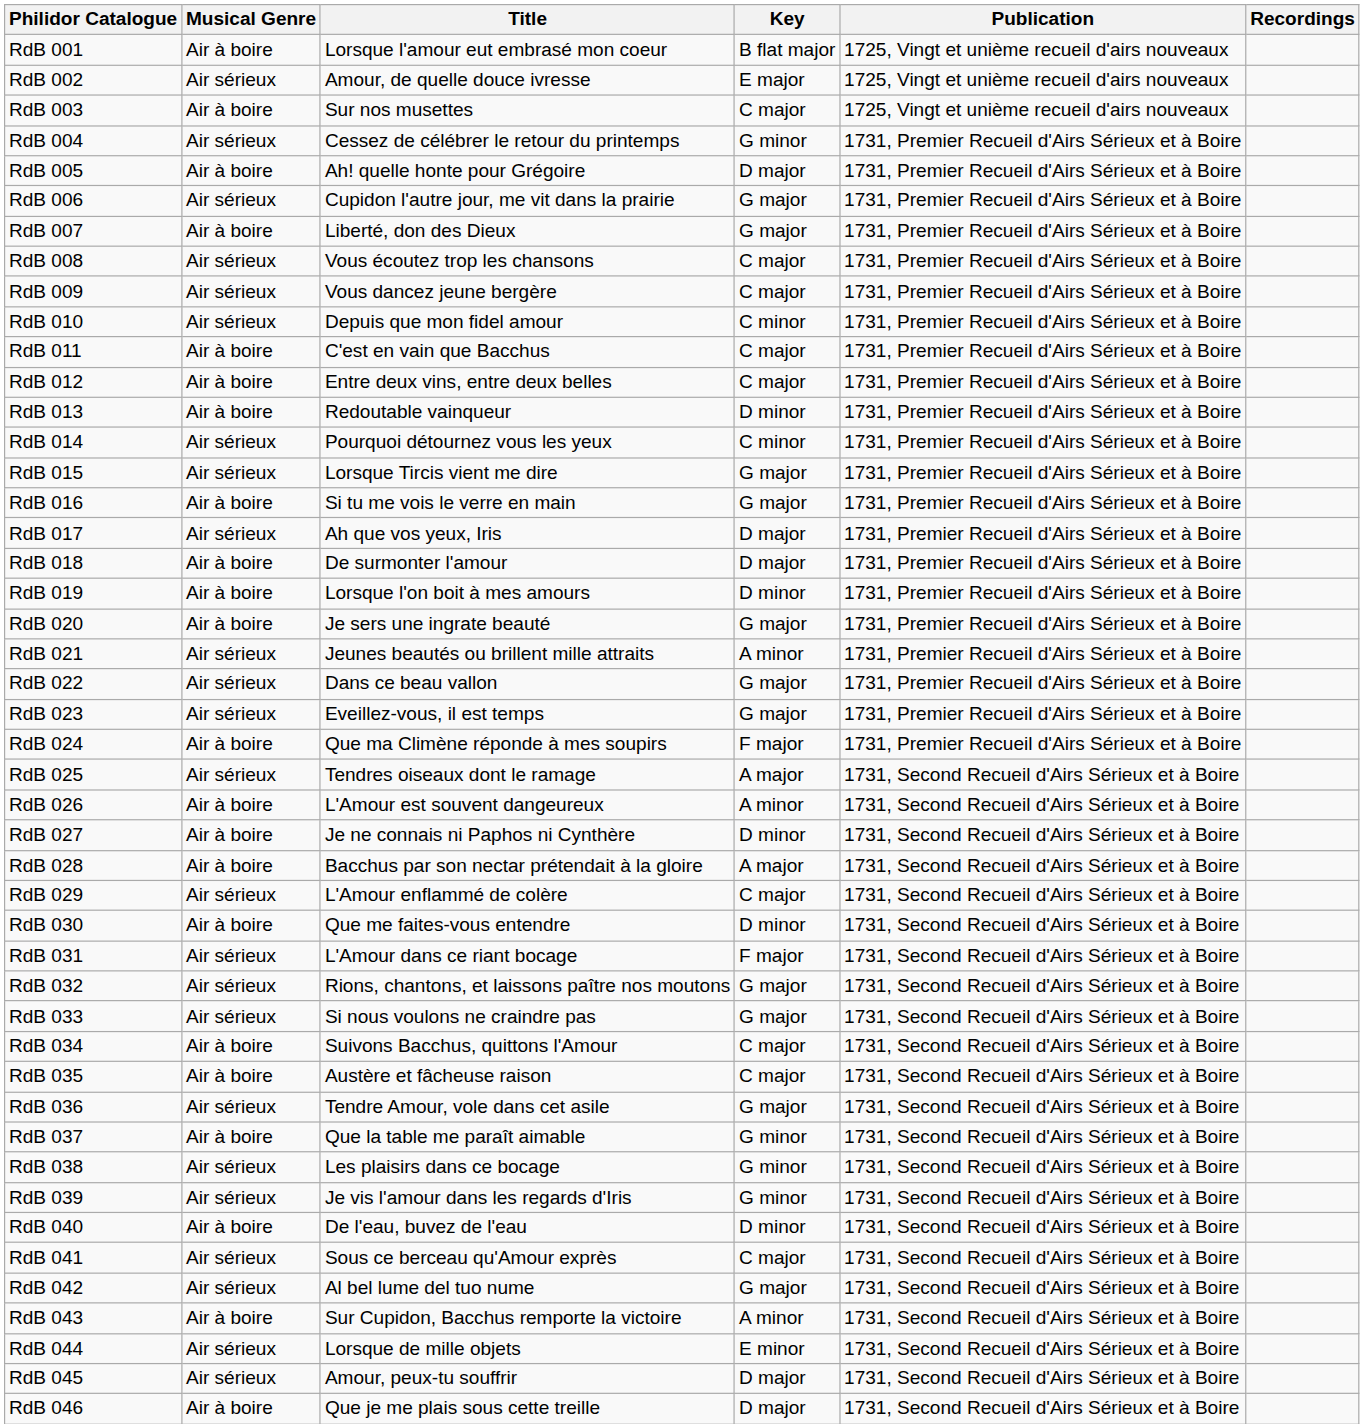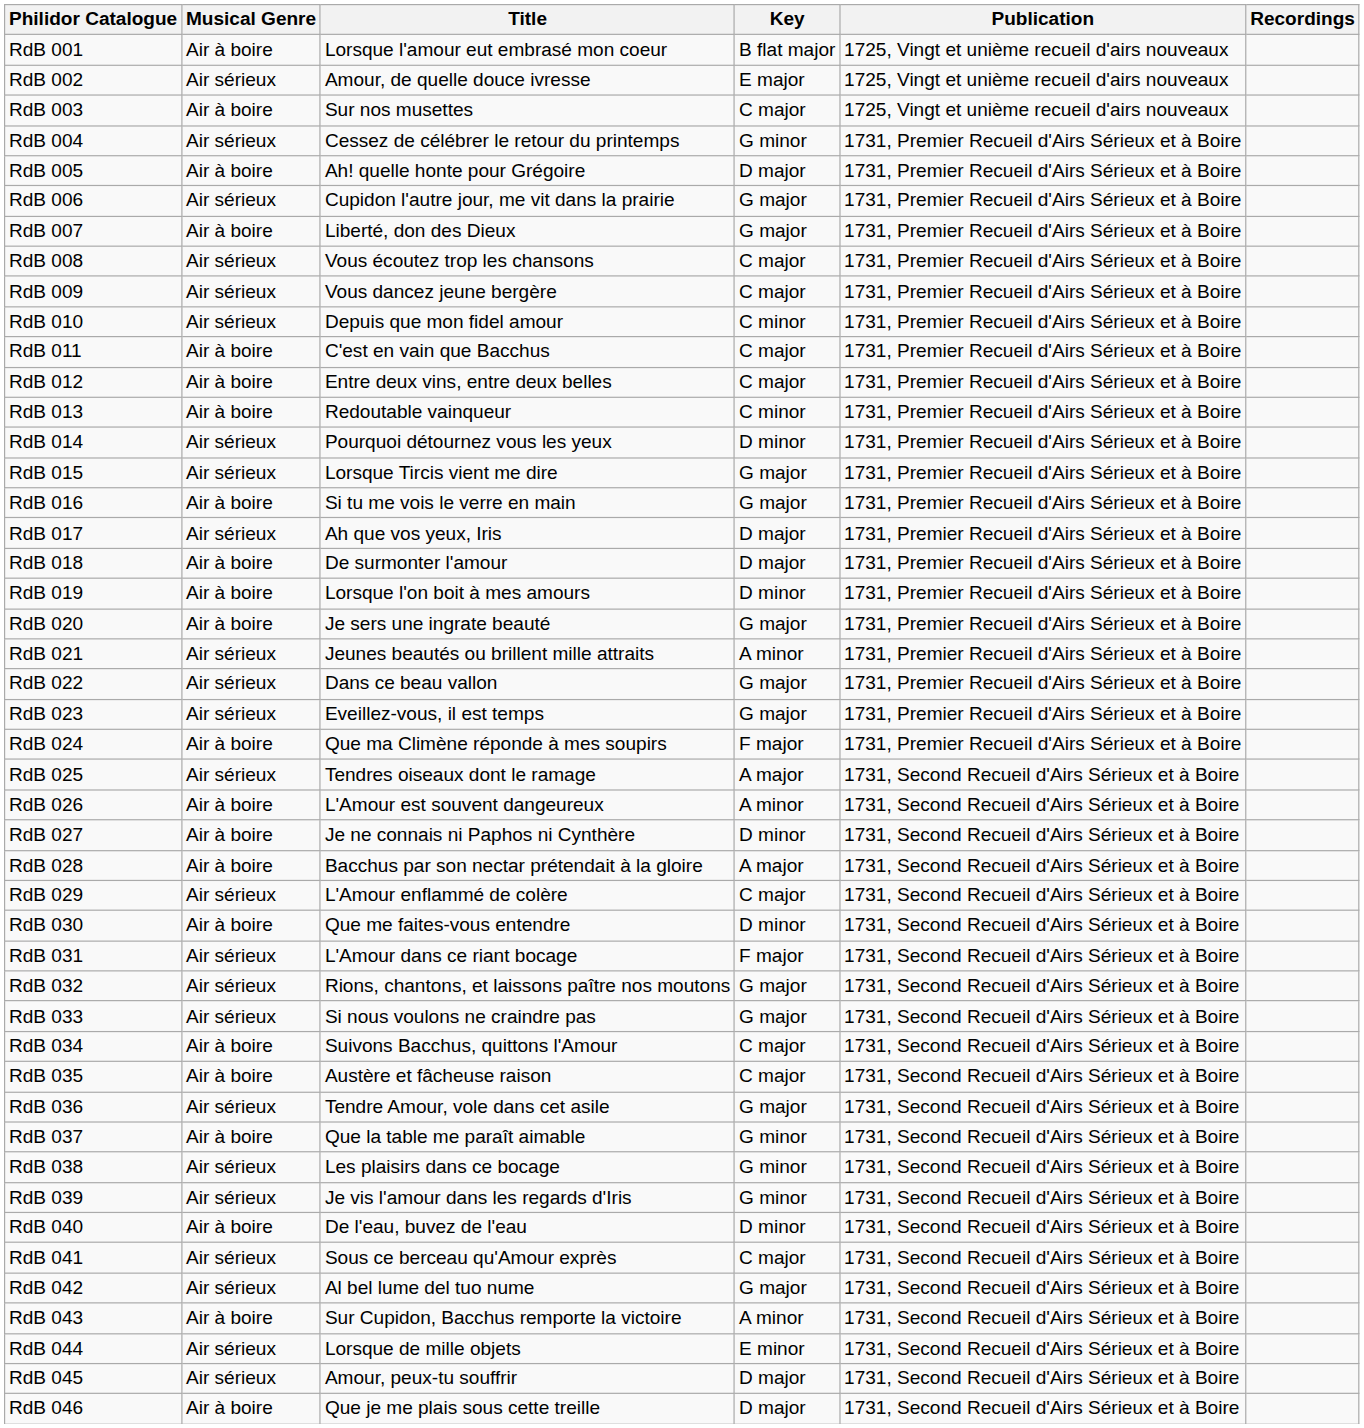(772, 412) D minor -> (772, 412) C minor
(772, 442) C minor -> (772, 442) D minor
